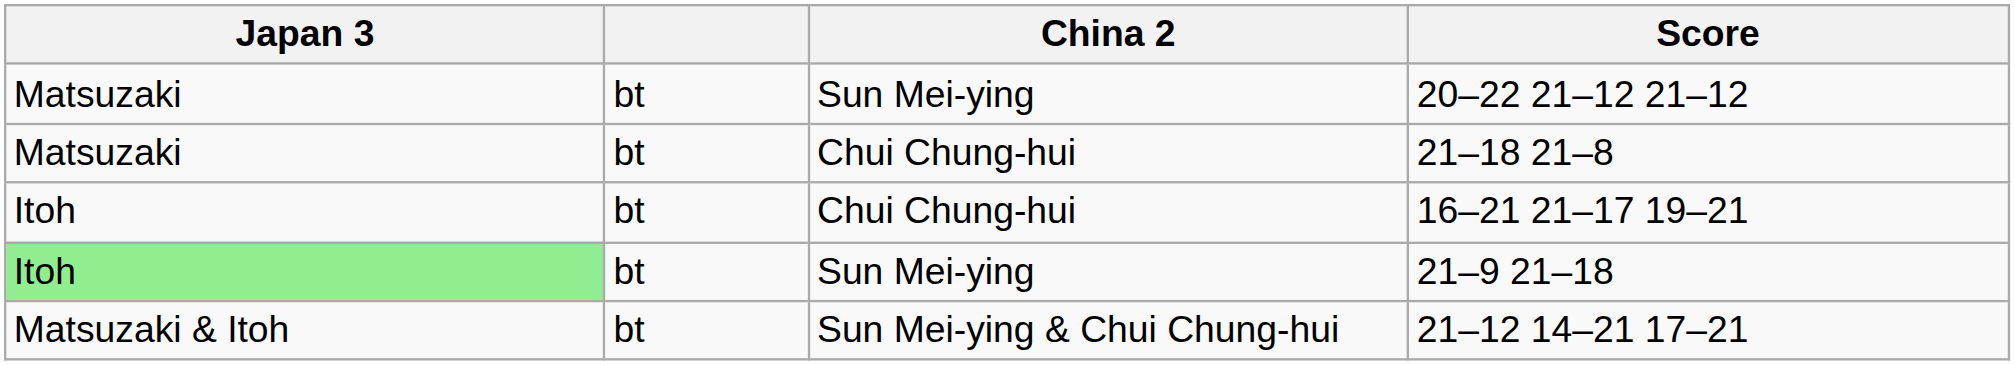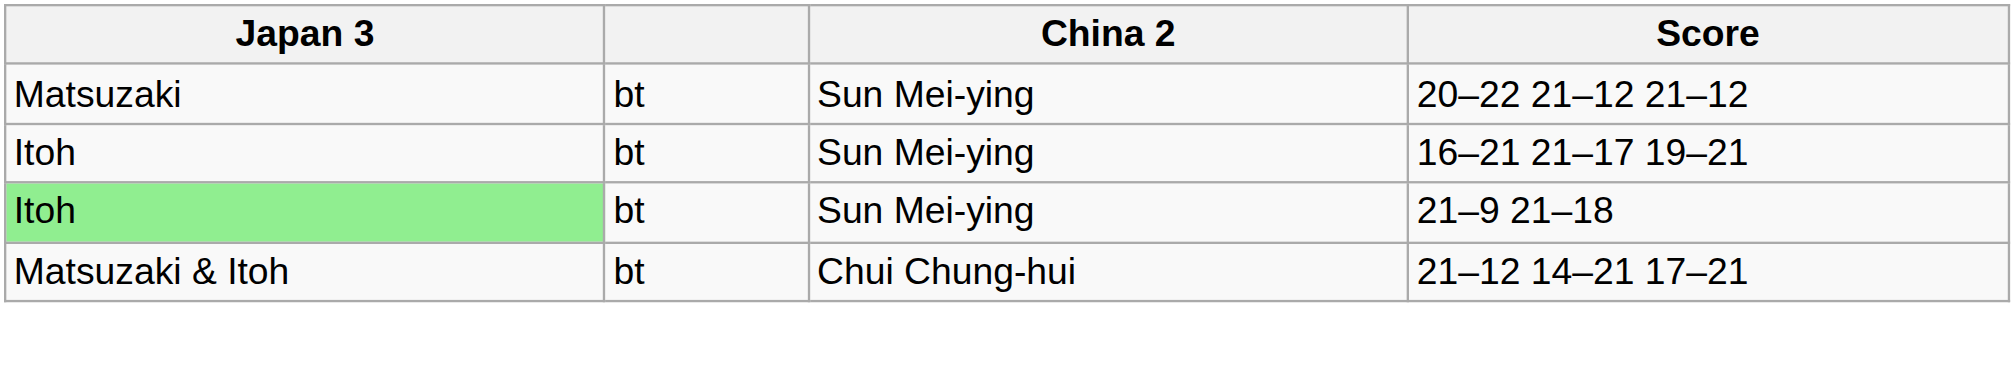- row: (1515, 152)
(947, 211) Chui Chung-hui -> (926, 152) Sun Mei-ying
(1078, 329) Sun Mei-ying & Chui Chung-hui -> (947, 270) Chui Chung-hui
